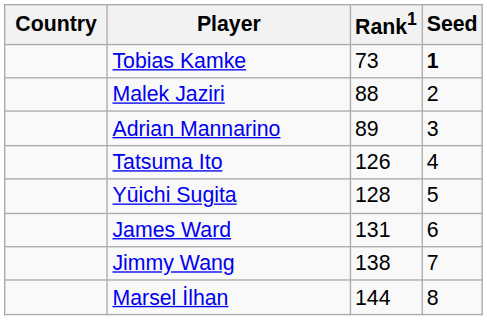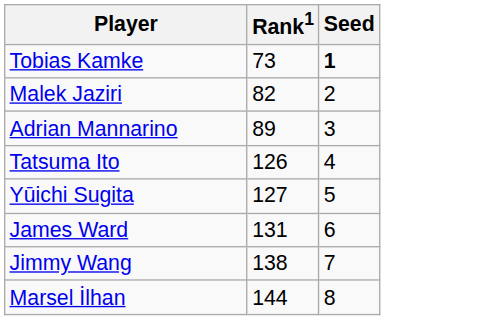- column: (56, 24)
(367, 94) 88 -> (264, 94) 82
(373, 195) 128 -> (270, 195) 127
